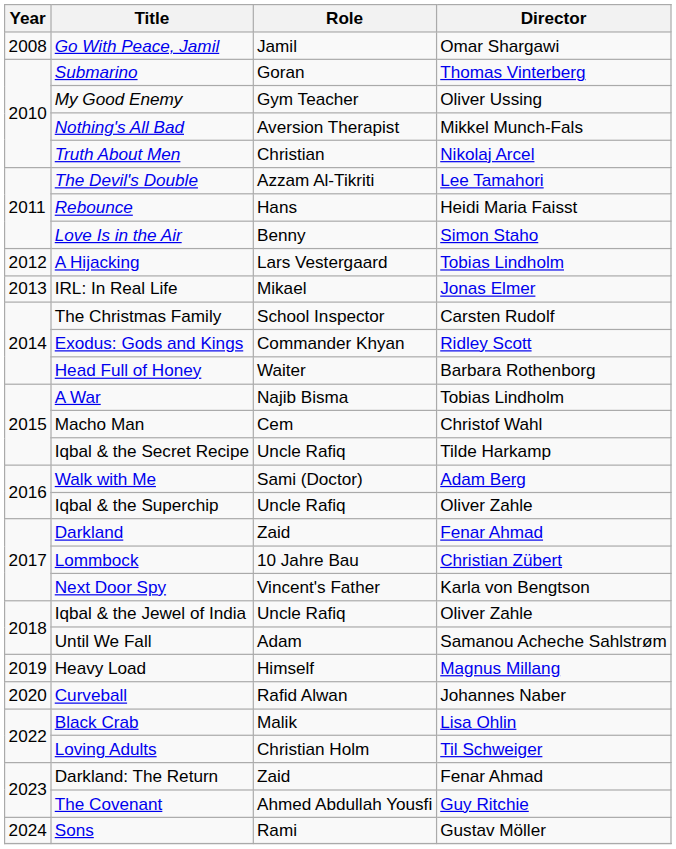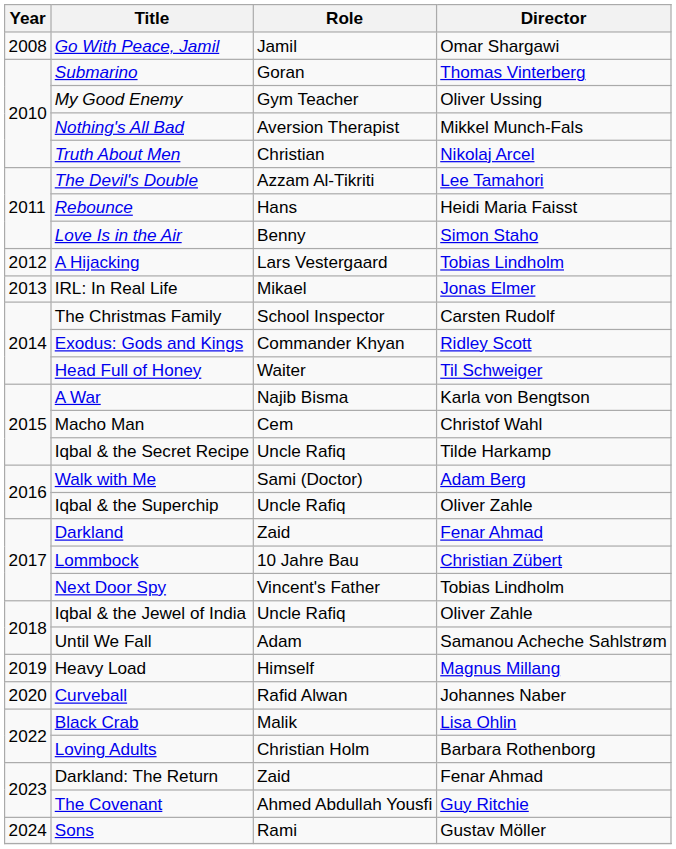(518, 370) Barbara Rothenborg -> (491, 370) Til Schweiger
(502, 398) Tobias Lindholm -> (515, 398) Karla von Bengtson
(515, 587) Karla von Bengtson -> (502, 587) Tobias Lindholm
(491, 749) Til Schweiger -> (518, 749) Barbara Rothenborg
